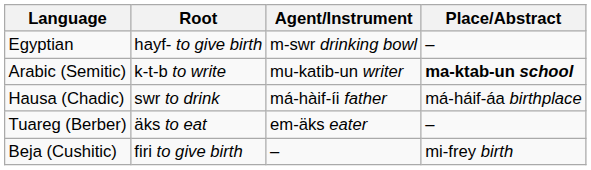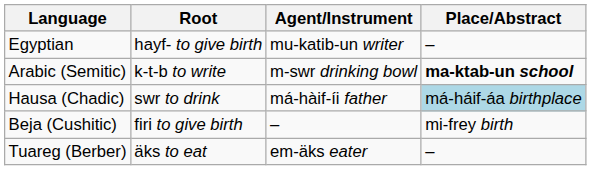(344, 45) m-swr drinking bowl -> (337, 45) mu-katib-un writer
(337, 72) mu-katib-un writer -> (344, 72) m-swr drinking bowl
(503, 98) no background -> (503, 98) lightblue background
rows swapped: (63, 151) <-> (68, 125)
